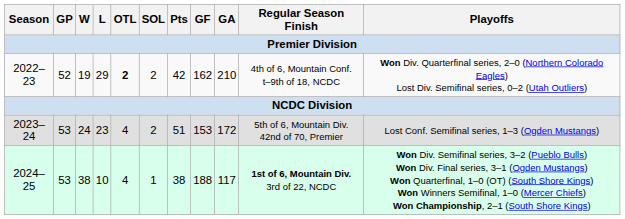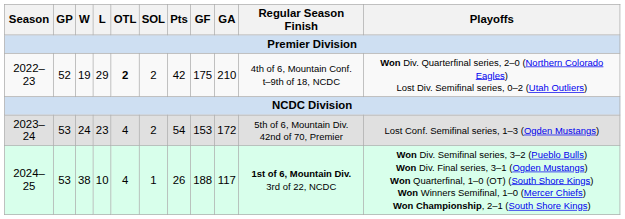(203, 75) 162 -> (203, 75) 175
(179, 130) 51 -> (179, 130) 54
(179, 180) 38 -> (179, 180) 26
